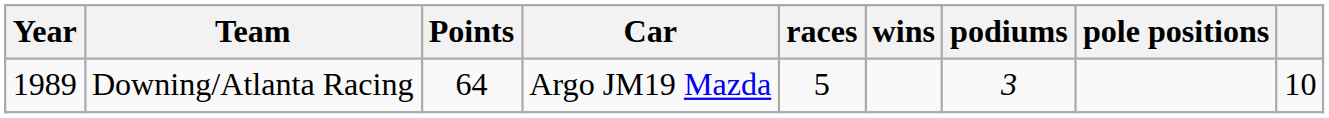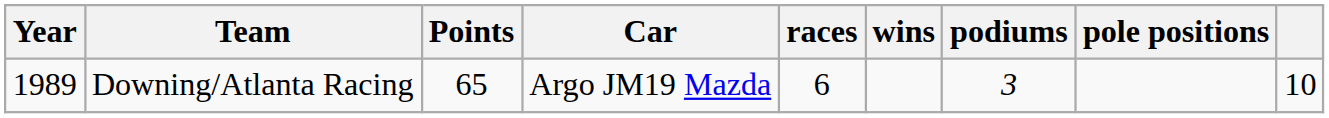(471, 84) 64 -> (471, 84) 65
(822, 84) 5 -> (822, 84) 6
